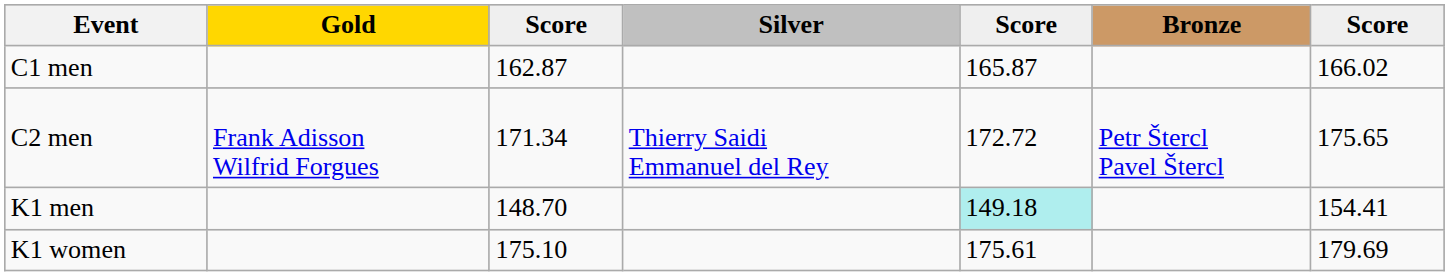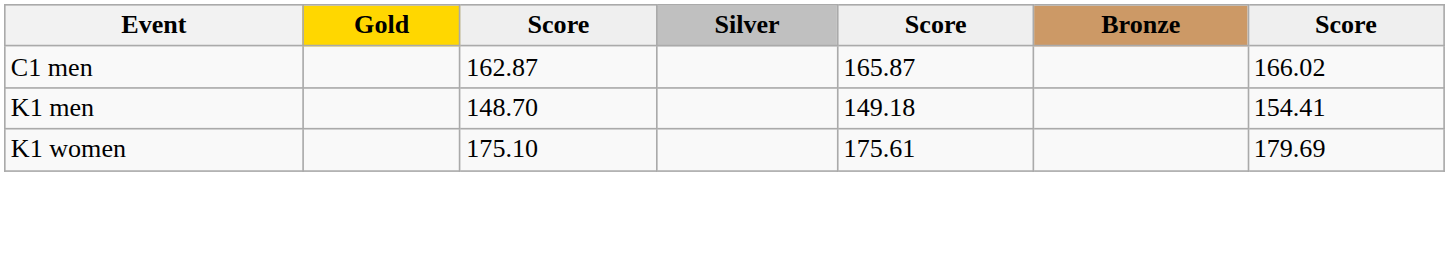- row: (52, 137)
(1001, 207) paleturquoise background -> (879, 107) no background
